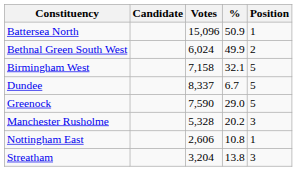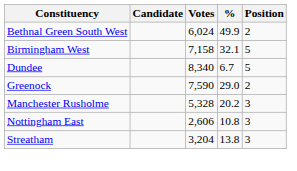- row: (43, 31)
(201, 85) 8,337 -> (201, 67) 8,340
(253, 103) 5 -> (248, 85) 2
(253, 139) 1 -> (248, 121) 3
